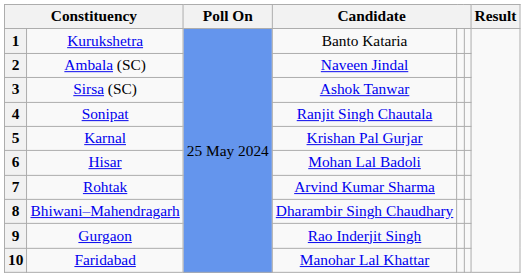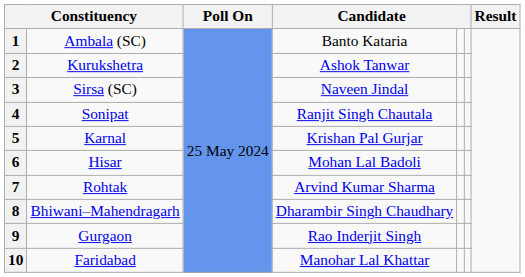(105, 41) Kurukshetra -> (105, 41) Ambala (SC)
(105, 65) Ambala (SC) -> (105, 65) Kurukshetra
(365, 65) Naveen Jindal -> (365, 65) Ashok Tanwar
(365, 89) Ashok Tanwar -> (365, 89) Naveen Jindal
